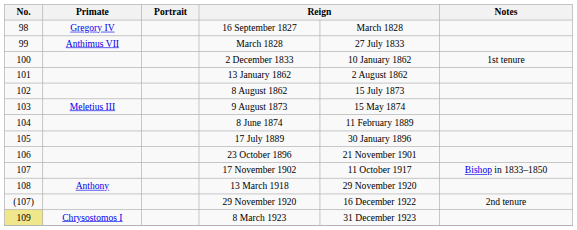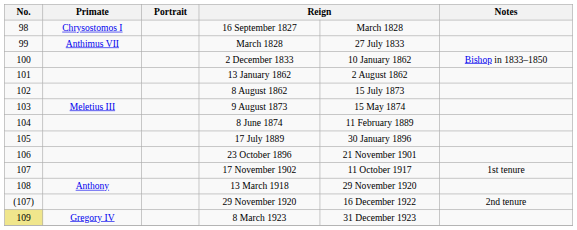(92, 28) Gregory IV -> (92, 28) Chrysostomos I
(506, 59) 1st tenure -> (506, 59) Bishop in 1833–1850
(506, 170) Bishop in 1833–1850 -> (506, 170) 1st tenure
(92, 217) Chrysostomos I -> (92, 217) Gregory IV
